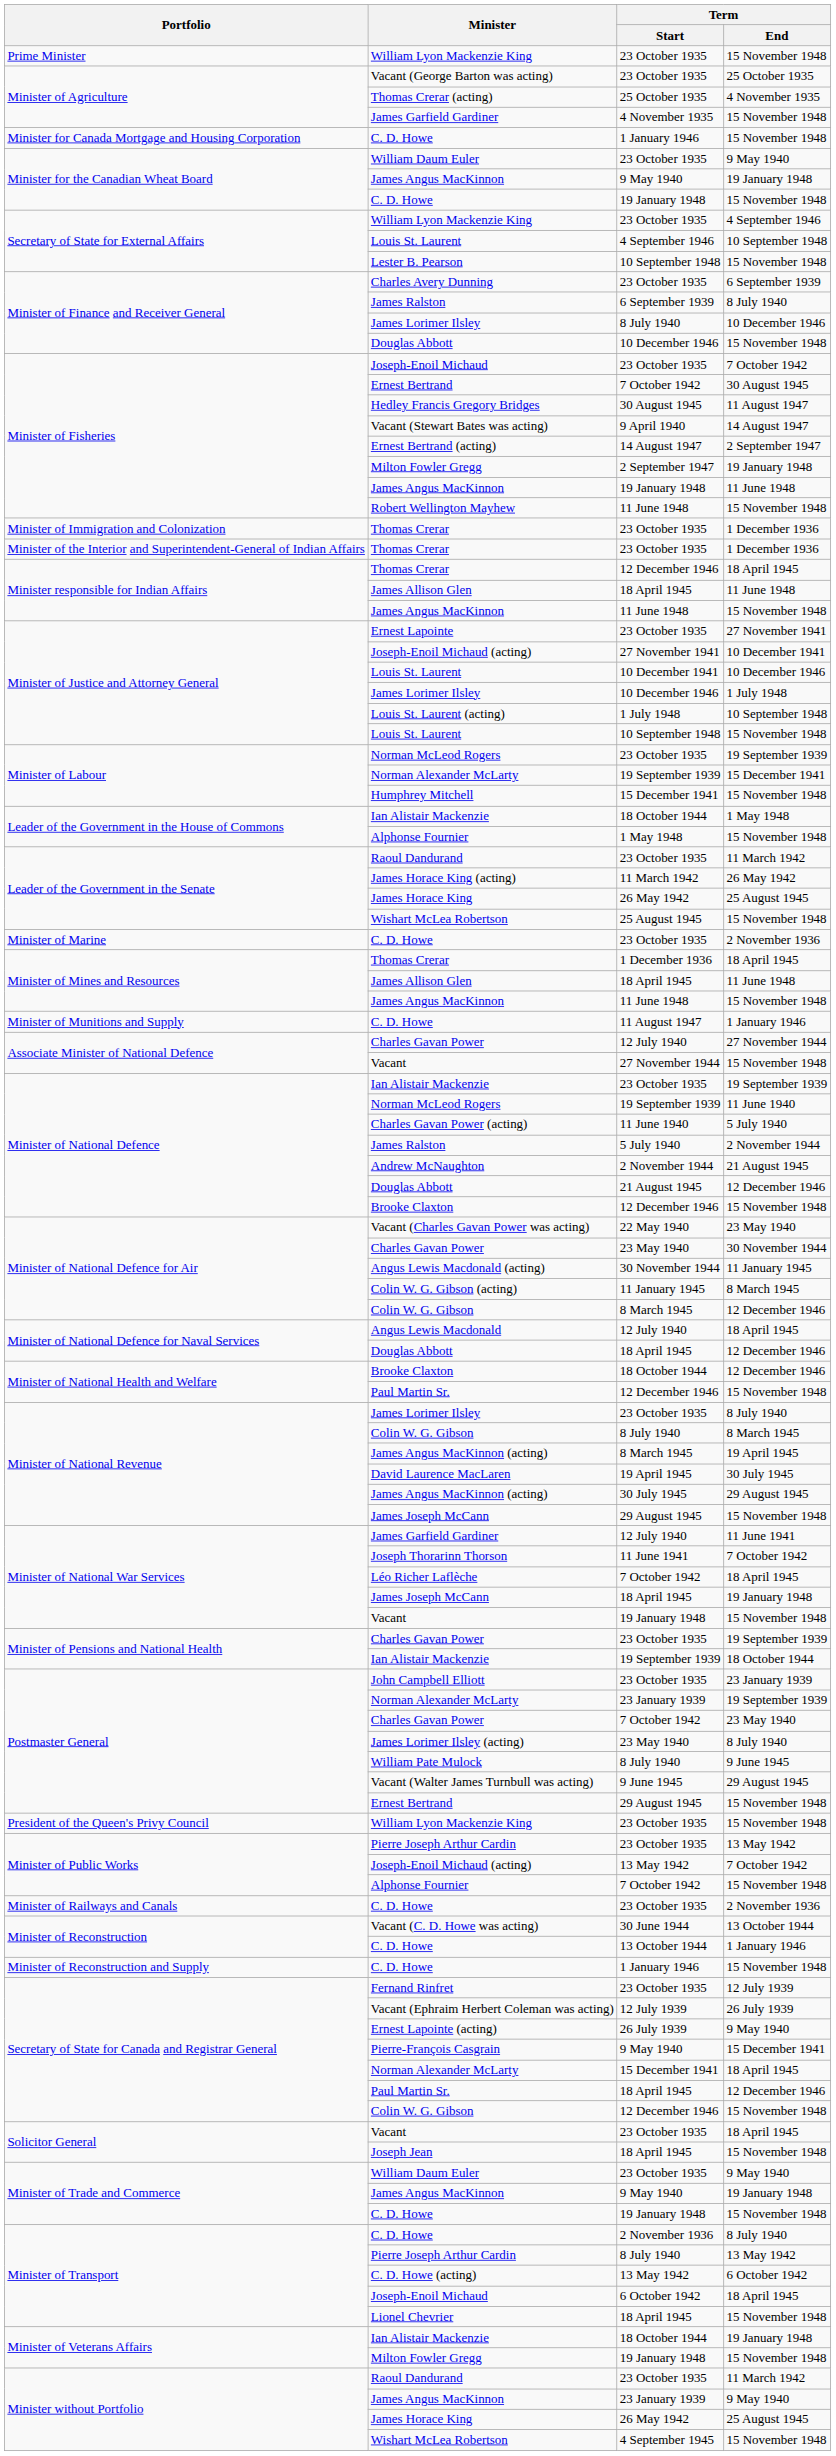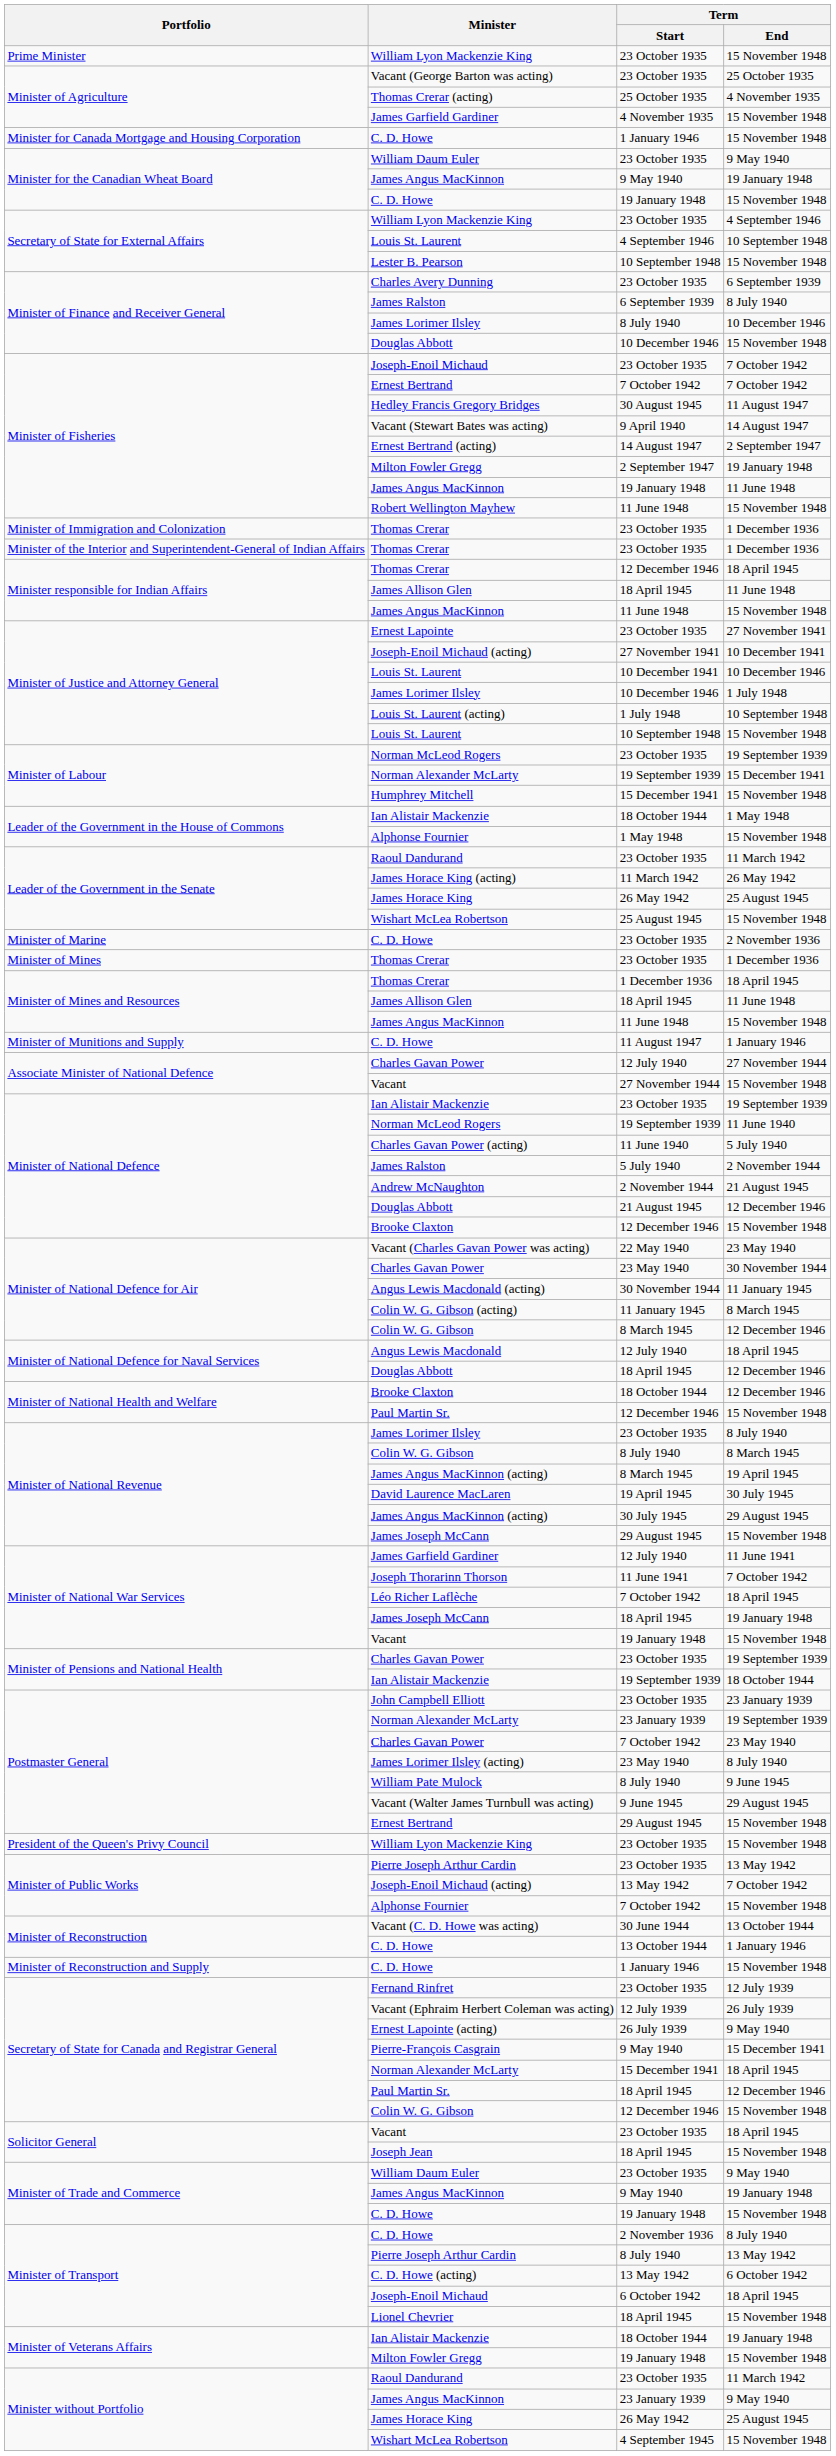(768, 384) 30 August 1945 -> (767, 384) 7 October 1942
+ row: (54, 960)
- row: (92, 1905)
